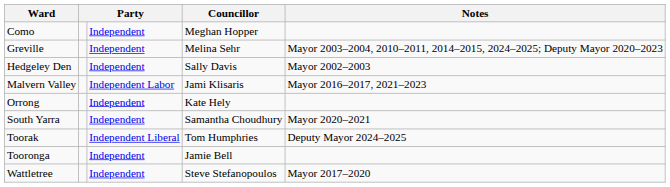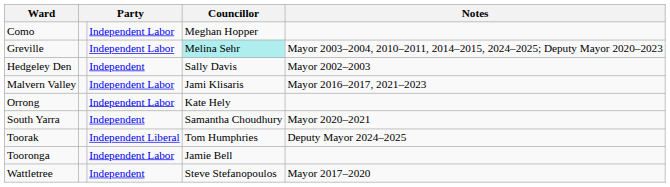(117, 31) Independent -> (132, 31) Independent Labor
(117, 48) Independent -> (132, 48) Independent Labor
(212, 48) no background -> (212, 48) paleturquoise background
(117, 102) Independent -> (132, 102) Independent Labor
(117, 155) Independent -> (132, 155) Independent Labor
